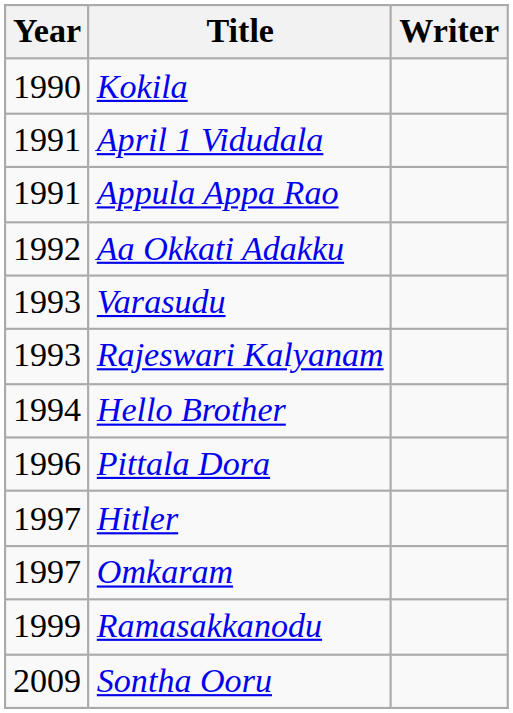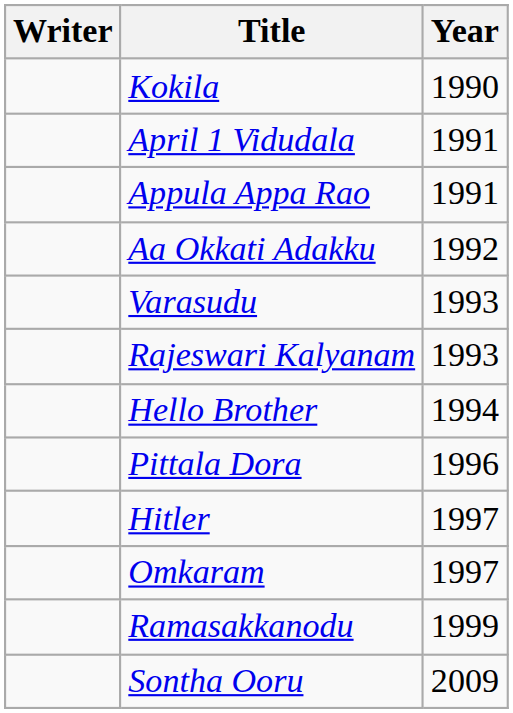columns swapped: (47, 31) <-> (449, 31)
